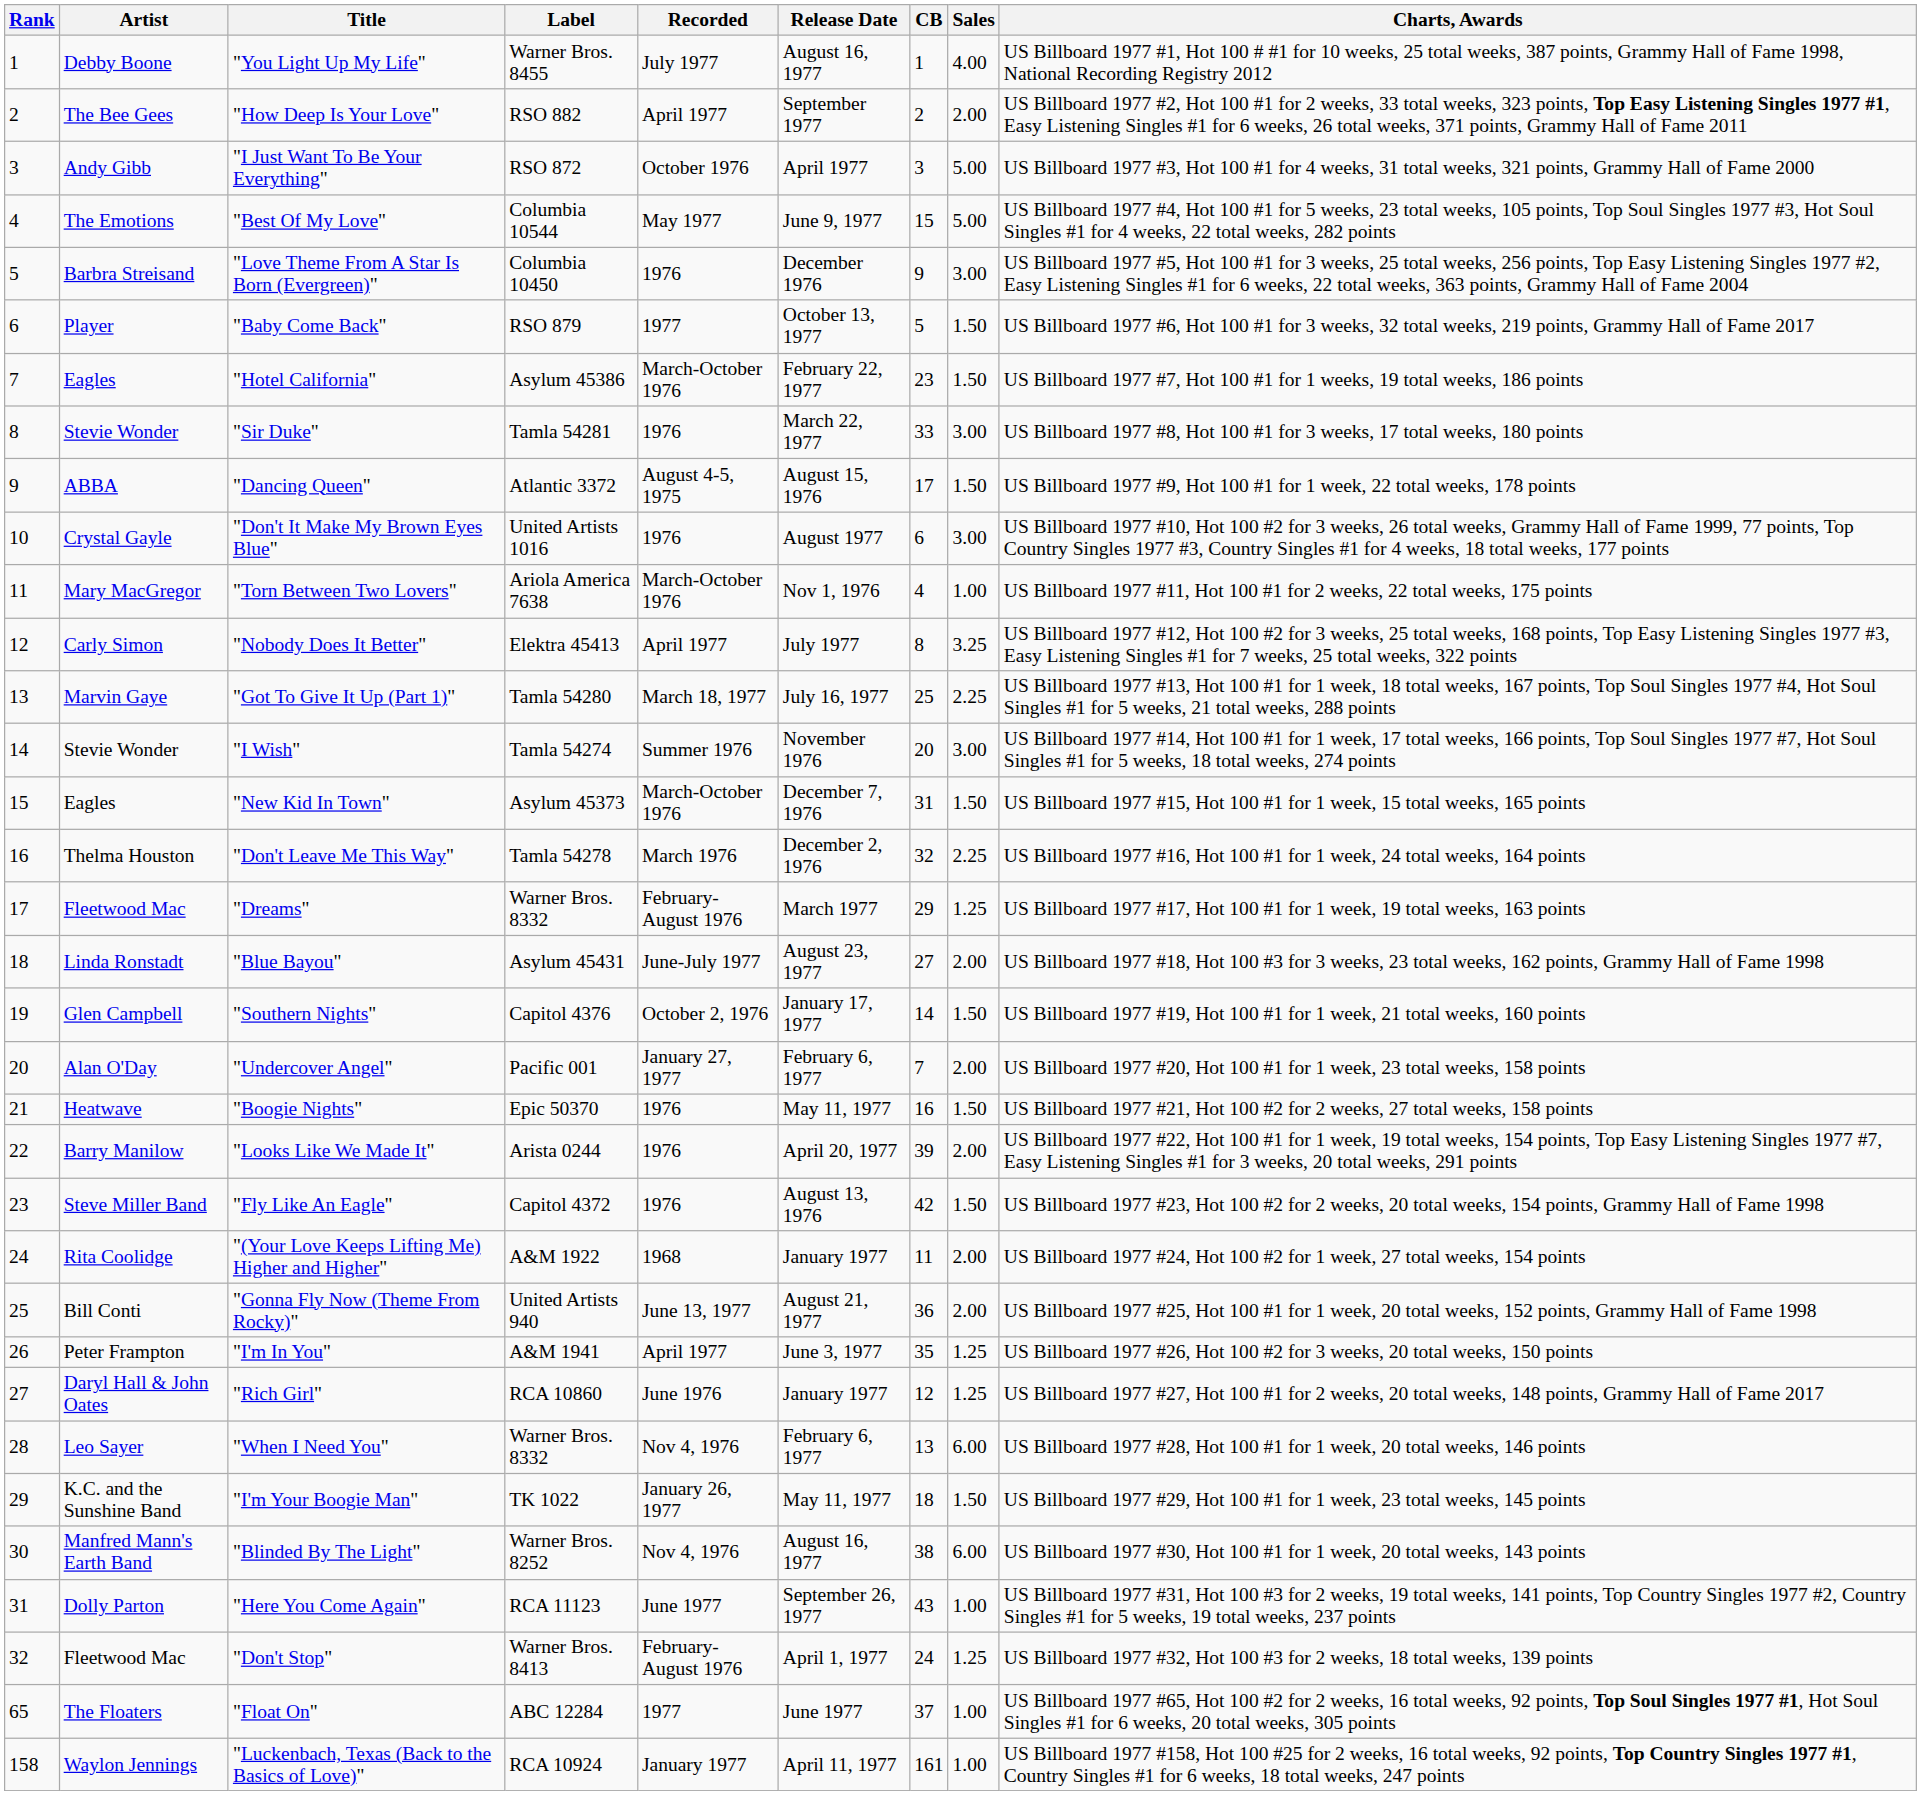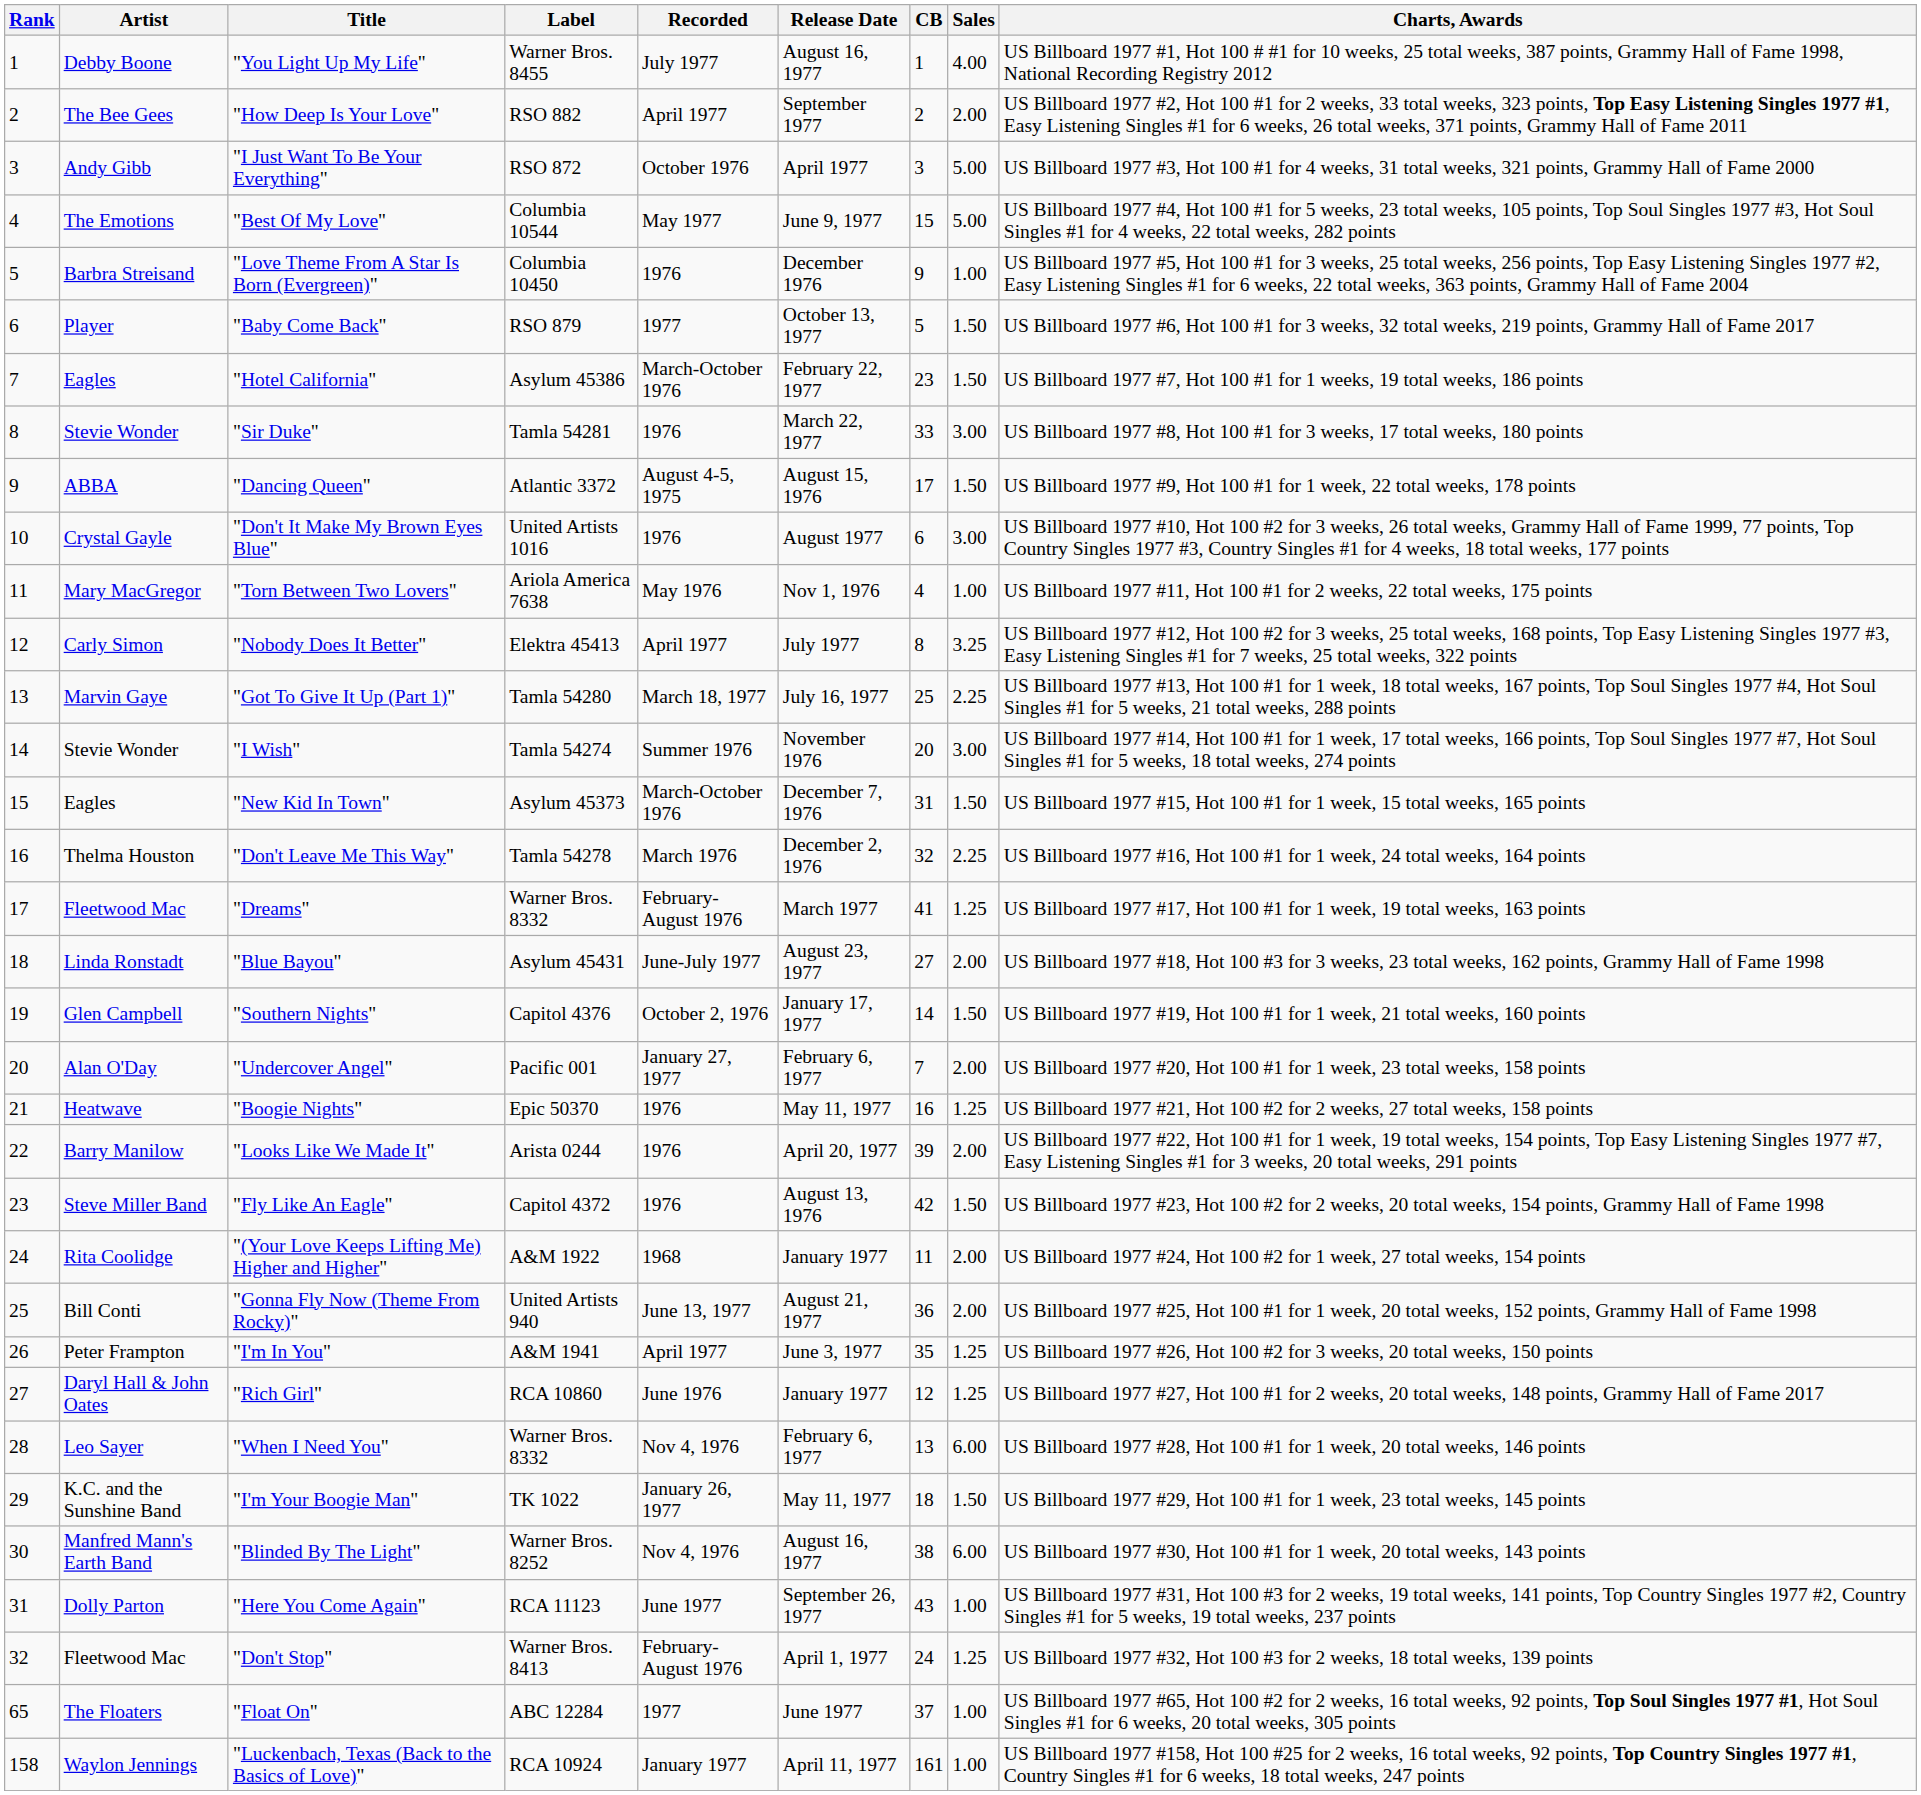(970, 273) 3.00 -> (970, 273) 1.00
(702, 591) March-October 1976 -> (682, 591) May 1976
(924, 908) 29 -> (924, 908) 41
(970, 1109) 1.50 -> (970, 1109) 1.25
